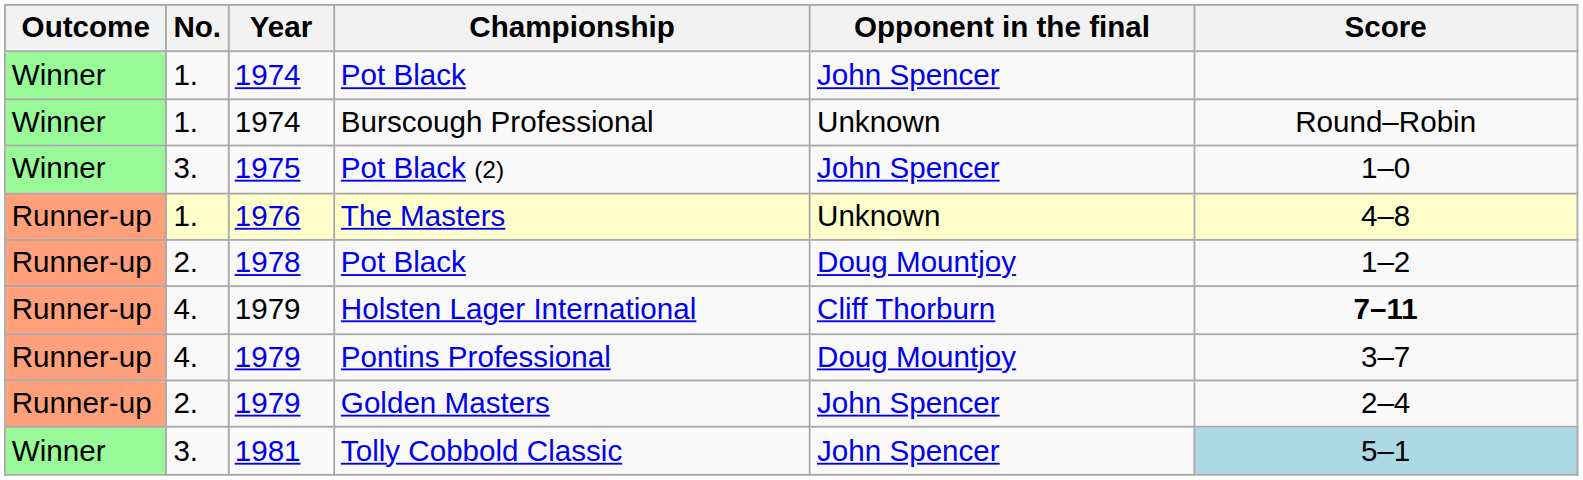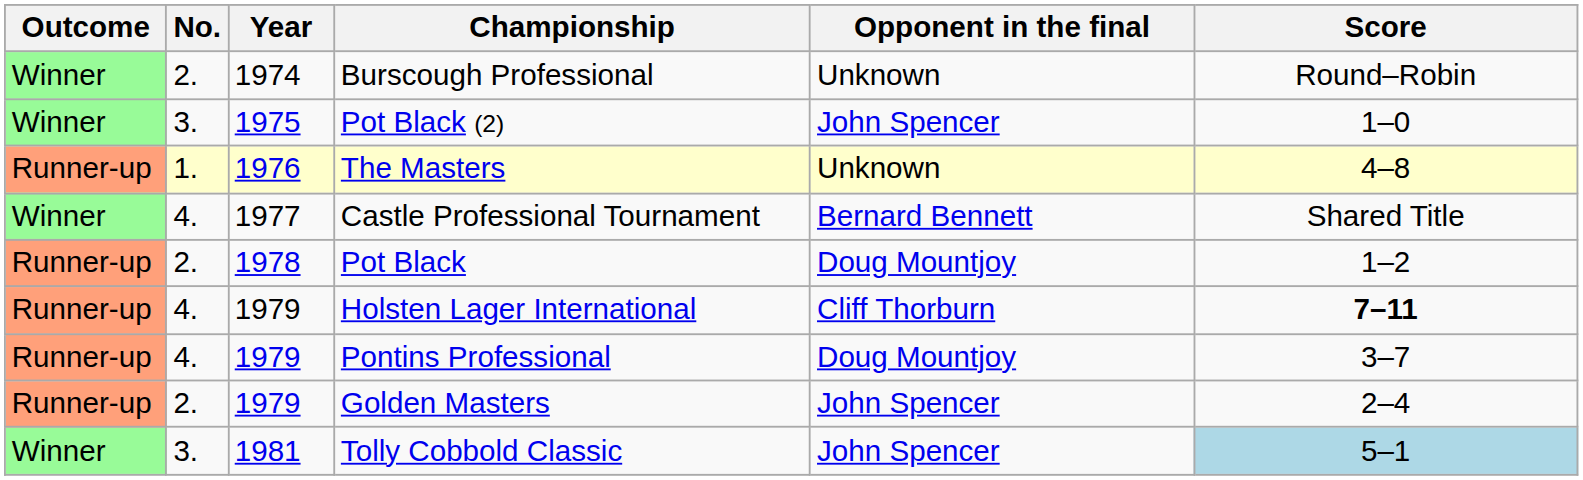- row: (268, 74)
(186, 121) 1. -> (186, 74) 2.
+ row: (268, 215)
